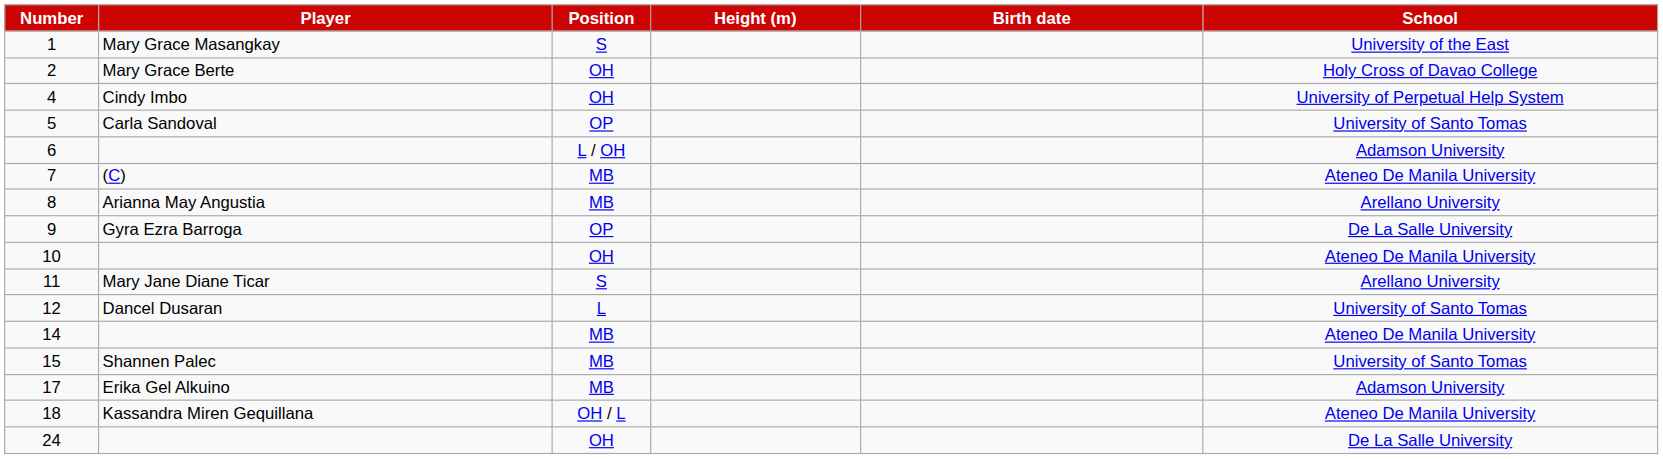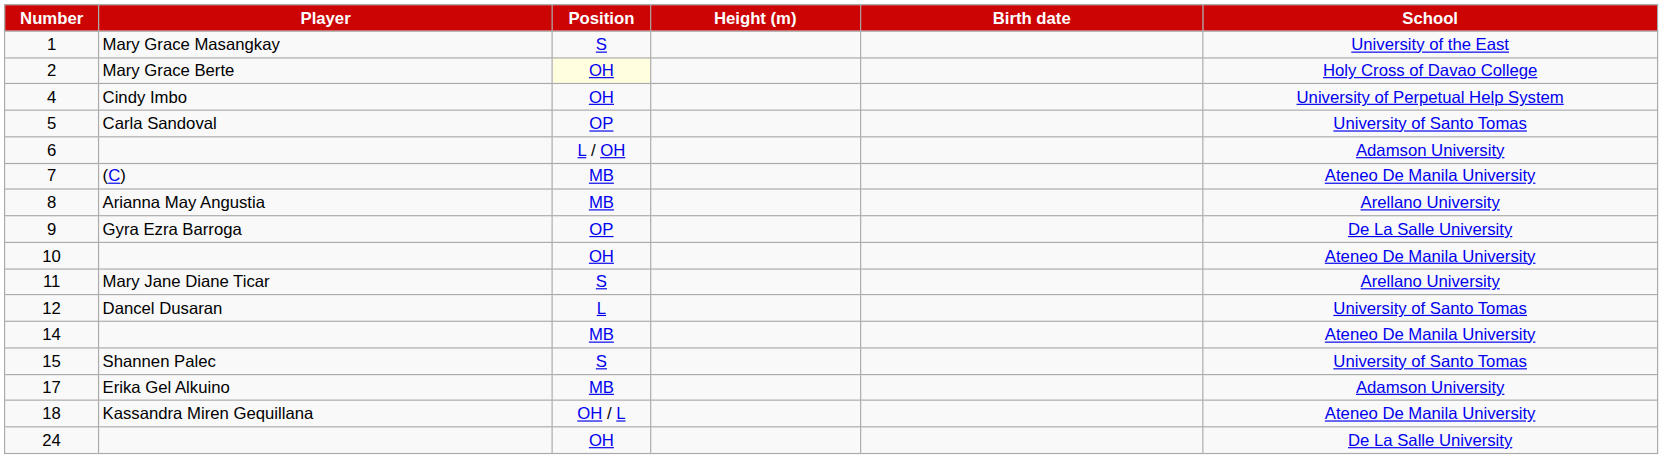(601, 71) no background -> (601, 71) lightyellow background
(601, 361) MB -> (601, 361) S
